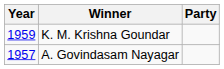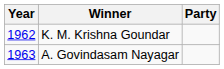(21, 34) 1959 -> (21, 34) 1962
(21, 54) 1957 -> (21, 54) 1963
